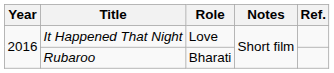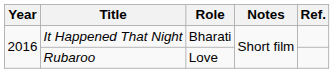(203, 36) Love -> (210, 36) Bharati
(210, 57) Bharati -> (203, 57) Love
